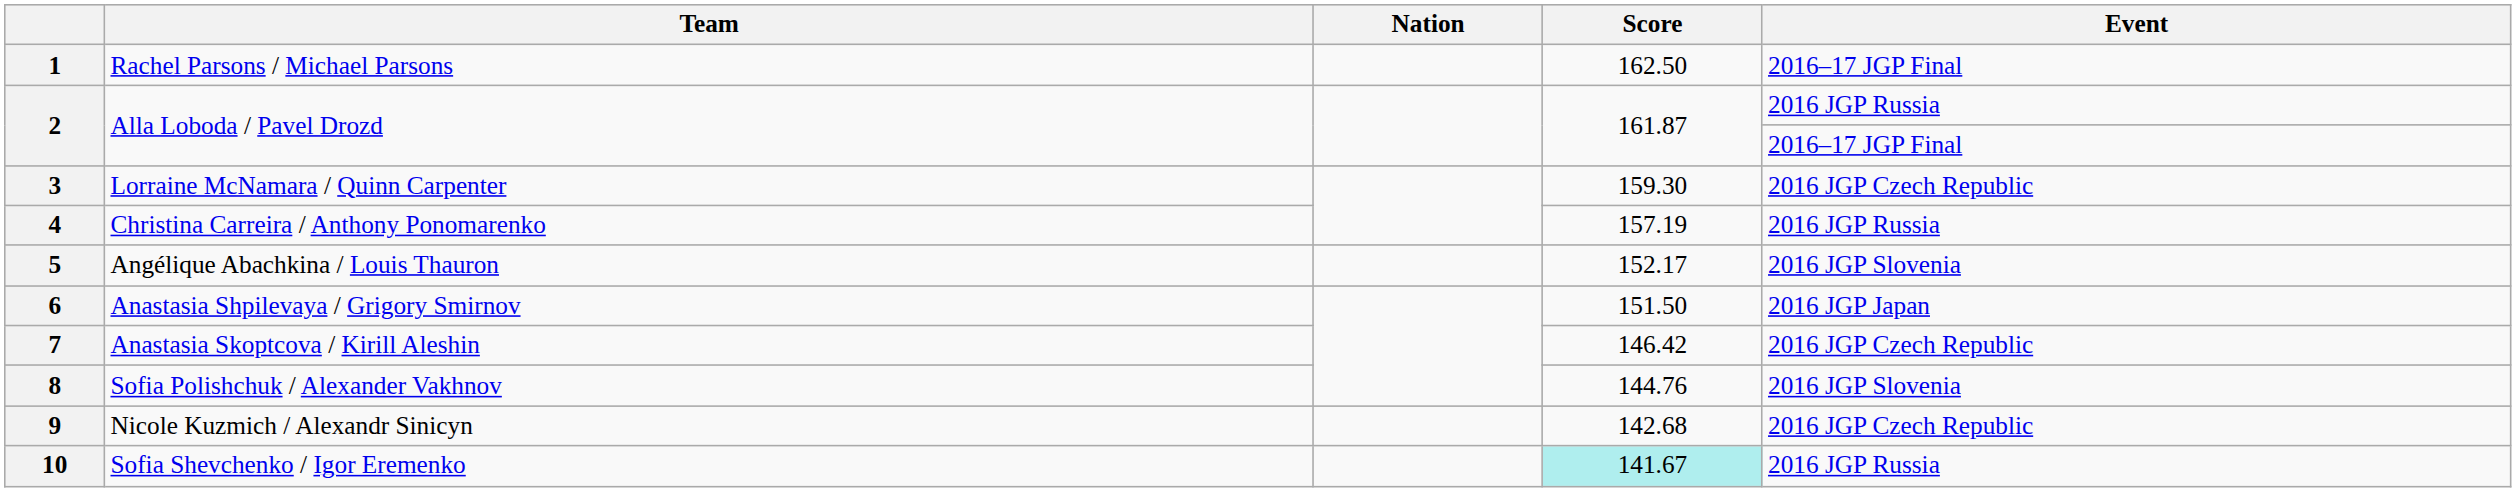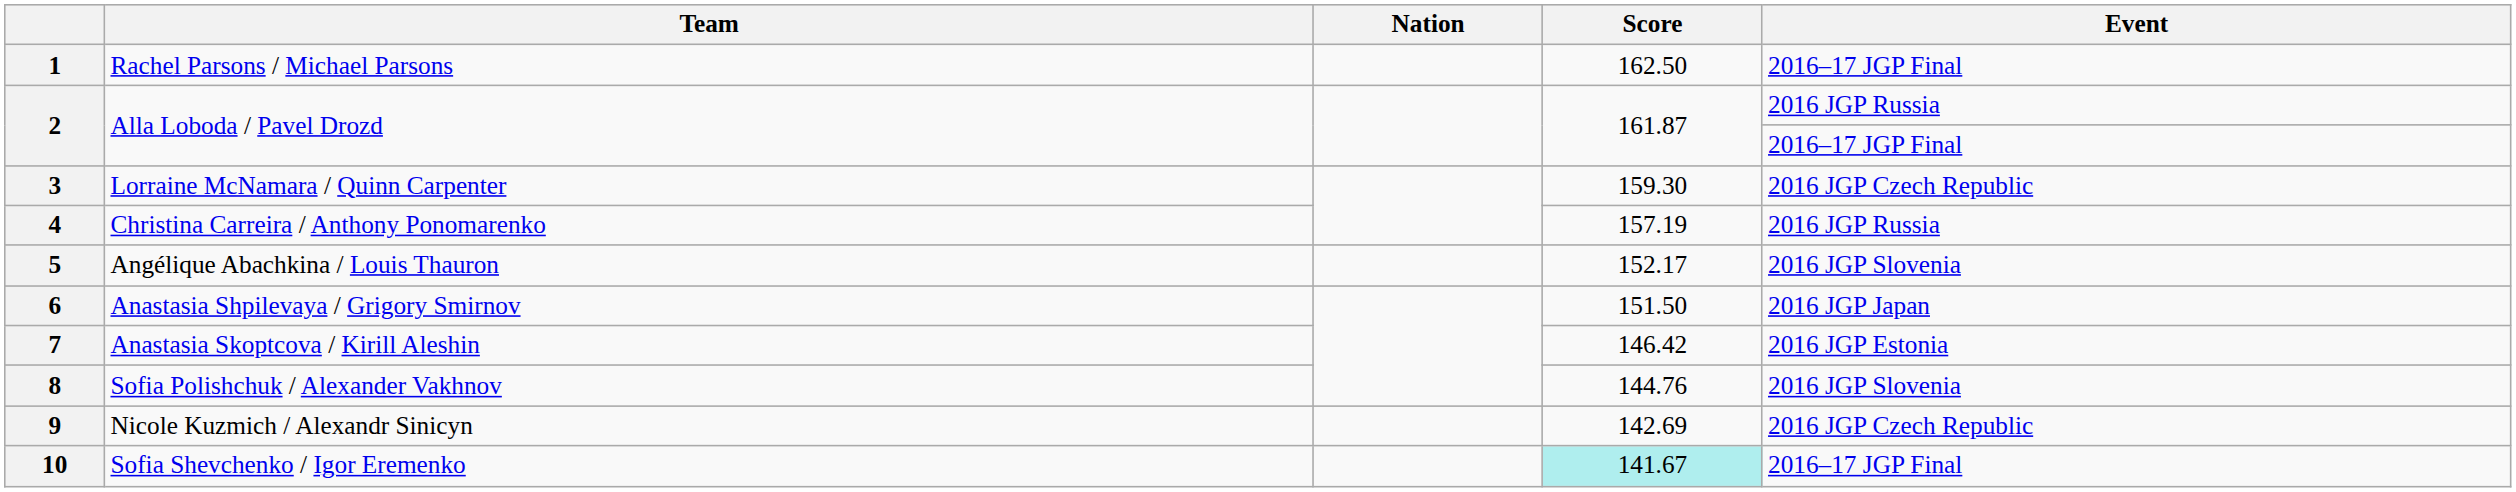(1901, 345) 2016 JGP Czech Republic -> (1858, 345) 2016 JGP Estonia
(1652, 425) 142.68 -> (1652, 425) 142.69
(1854, 465) 2016 JGP Russia -> (1865, 465) 2016–17 JGP Final
